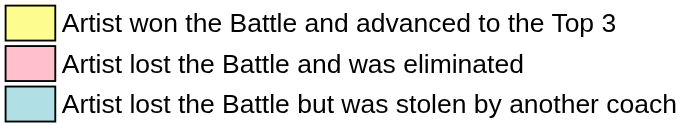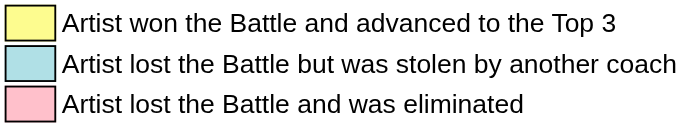rows swapped: (369, 104) <-> (293, 64)
